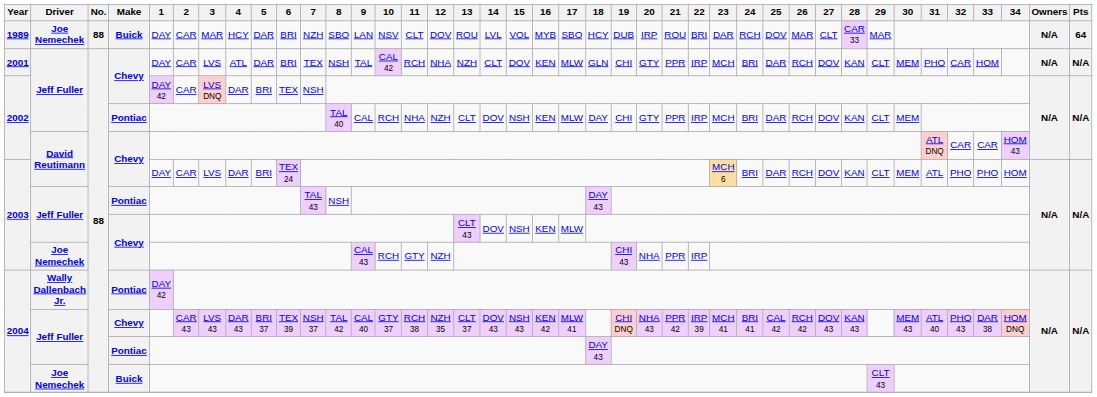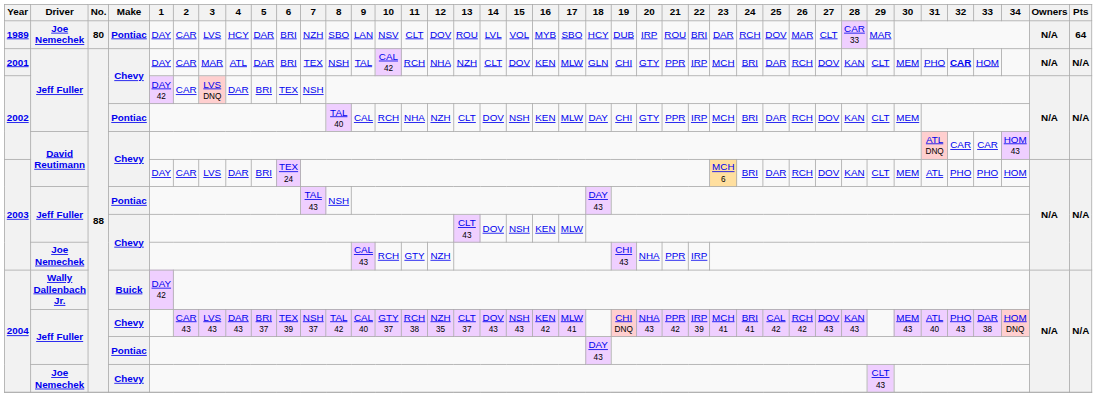(99, 34) 88 -> (99, 34) 80
(129, 34) Buick -> (129, 34) Pontiac
(212, 34) MAR -> (212, 34) LVS
(212, 62) LVS -> (212, 62) MAR
(961, 62) normal -> (961, 62) bold
(129, 290) Pontiac -> (129, 290) Buick
(129, 378) Buick -> (129, 378) Chevy
